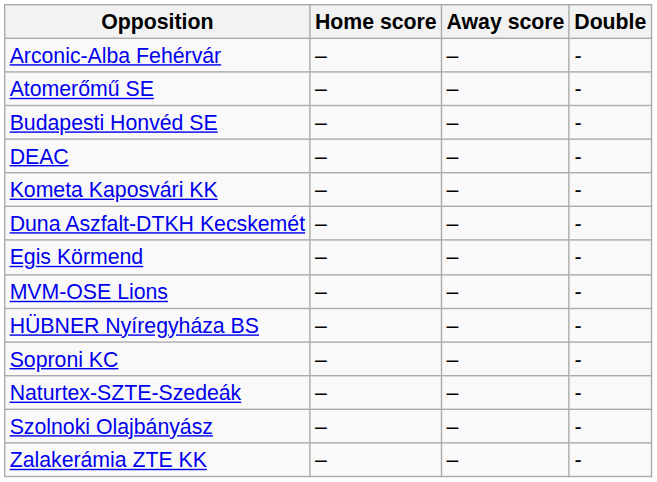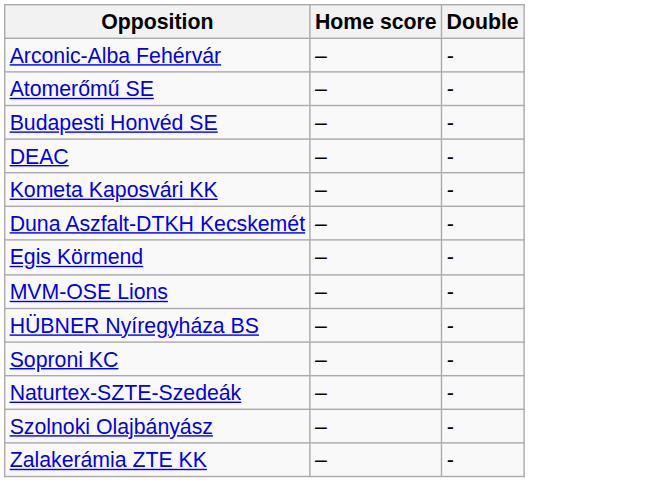- column: (505, 22)
